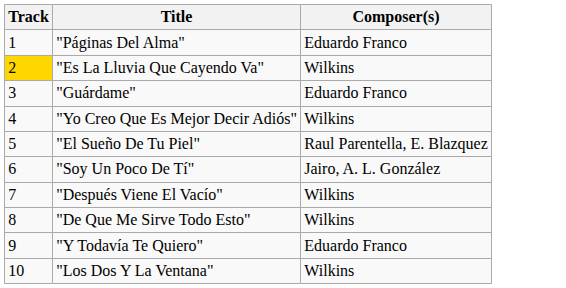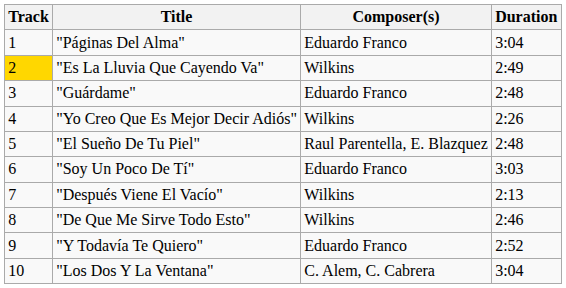+ column: (526, 17)
(372, 169) Jairo, A. L. González -> (356, 169) Eduardo Franco
(329, 270) Wilkins -> (370, 270) C. Alem, C. Cabrera
